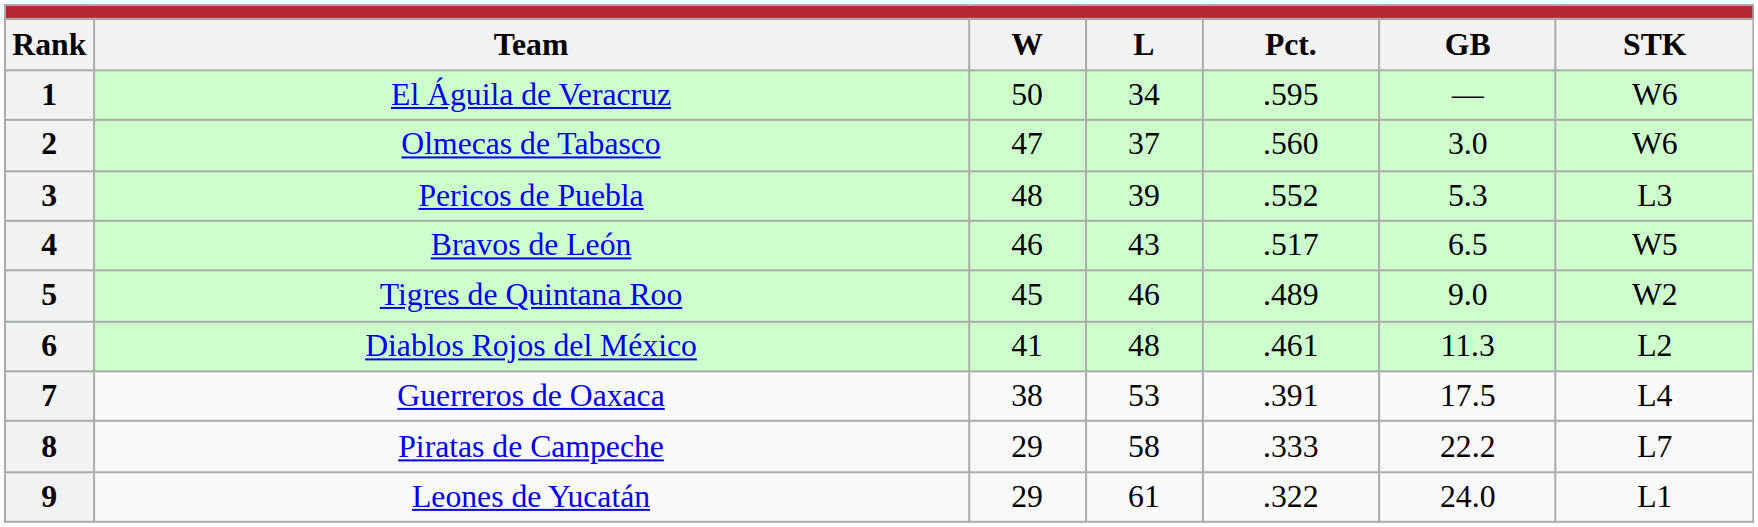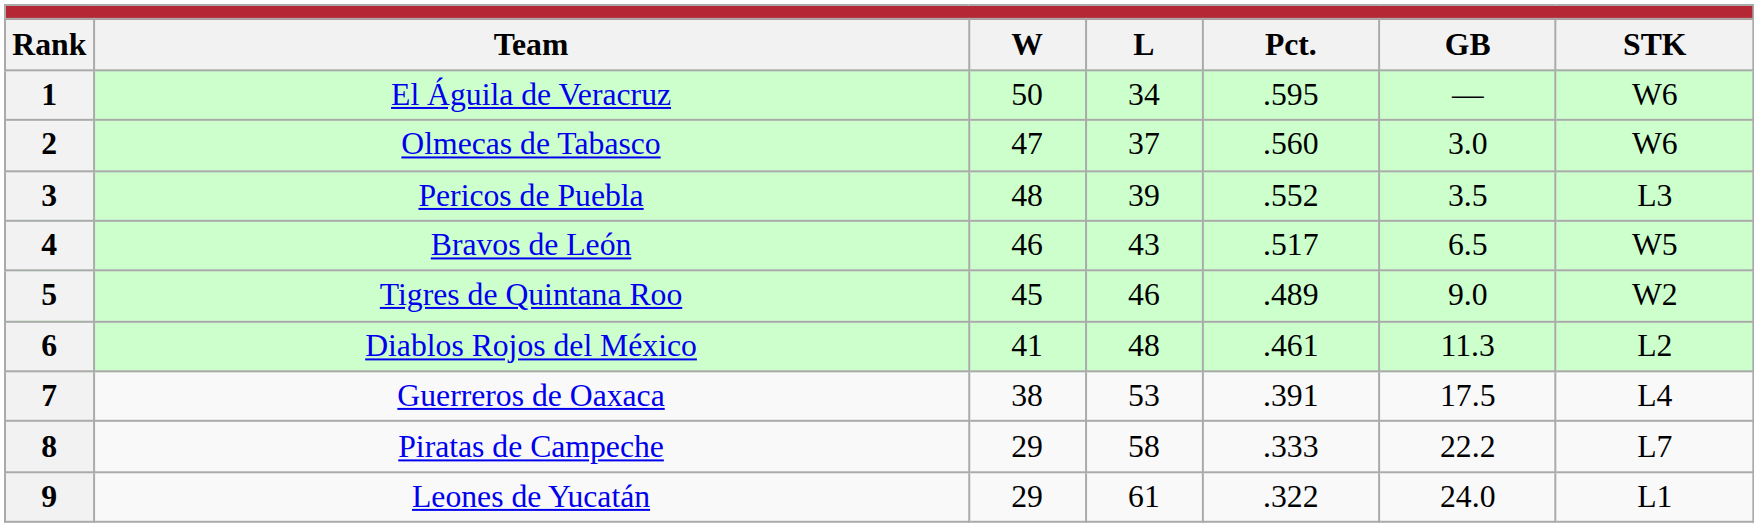(1468, 194) 5.3 -> (1468, 194) 3.5
